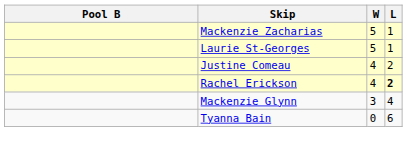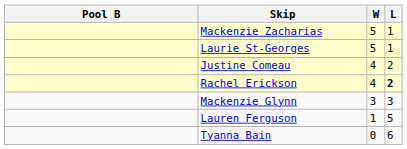(390, 101) 4 -> (390, 101) 3
+ row: (249, 118)
